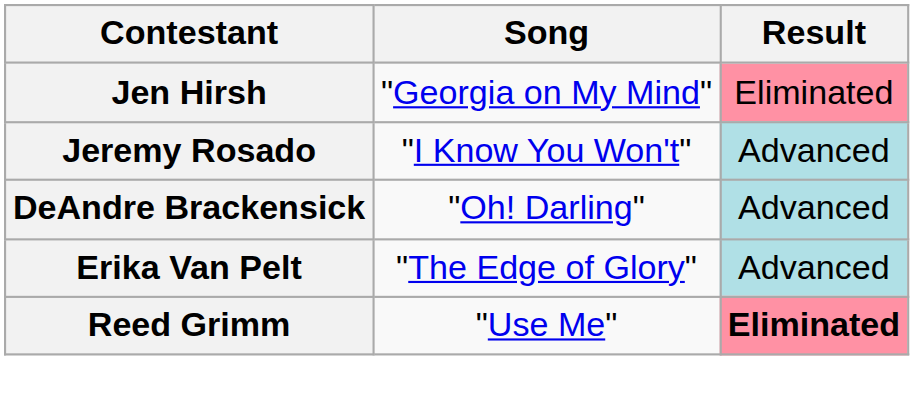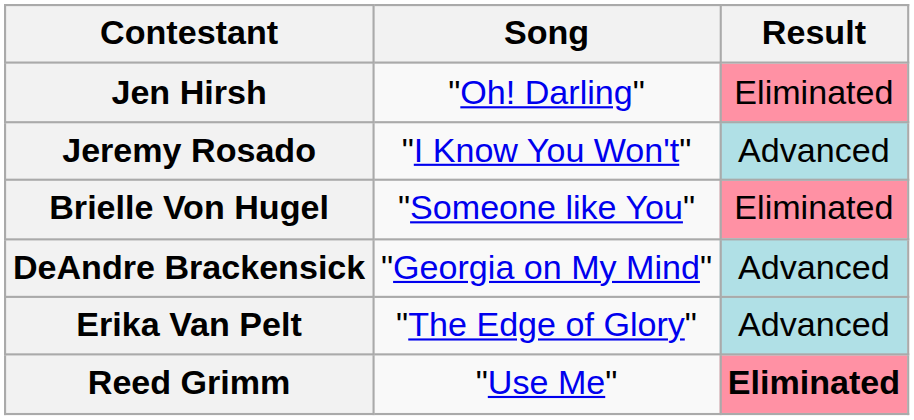(547, 91) "Georgia on My Mind" -> (547, 91) "Oh! Darling"
+ row: (189, 208)
(547, 208) "Oh! Darling" -> (547, 266) "Georgia on My Mind"
